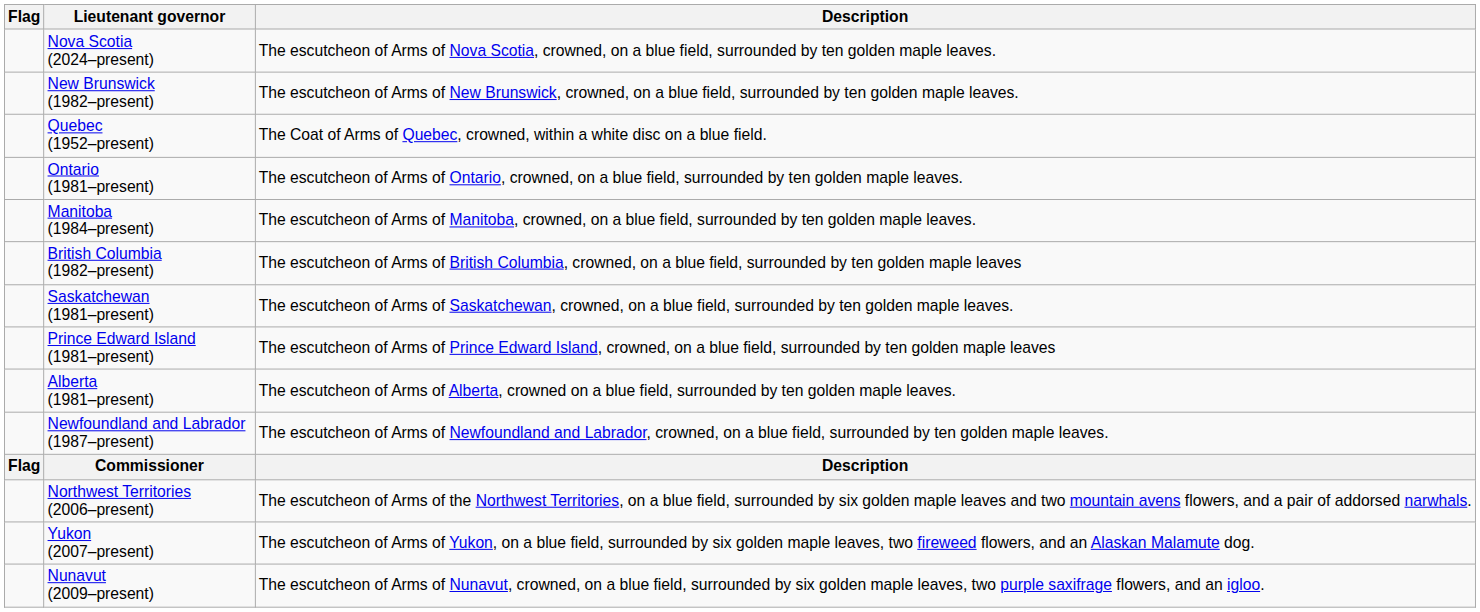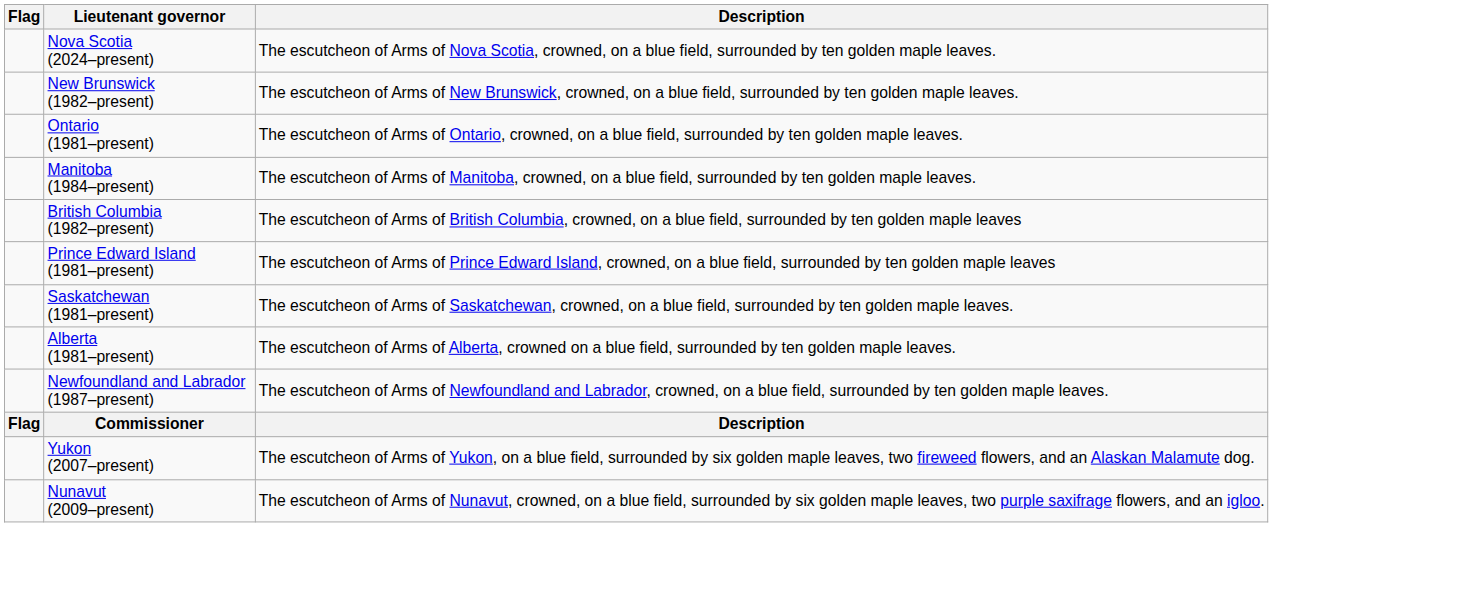- row: (101, 135)
rows swapped: (122, 348) <-> (101, 305)
- row: (119, 500)
